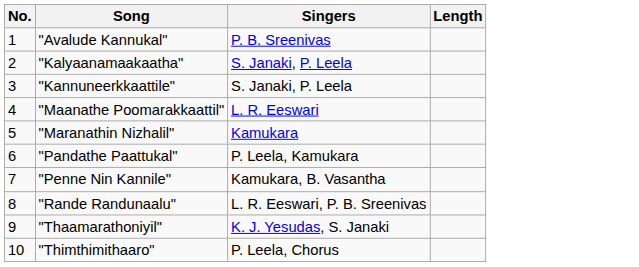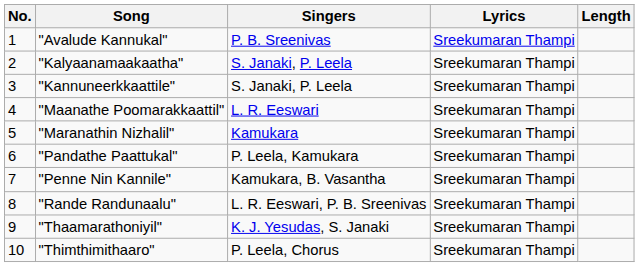+ column: (504, 16)
